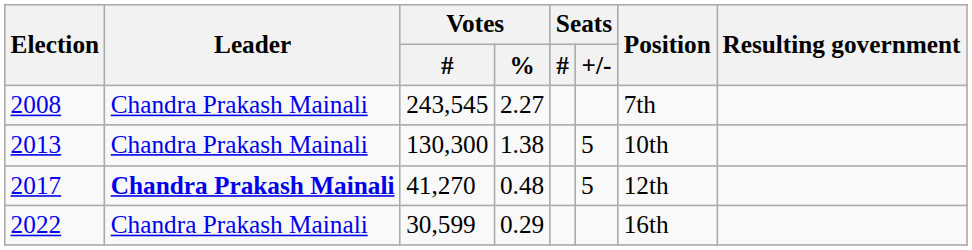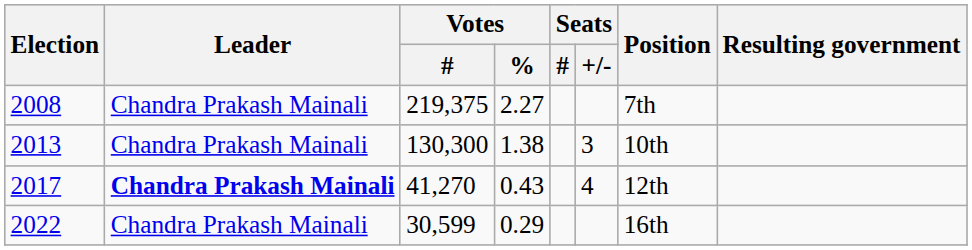(447, 104) 243,545 -> (447, 104) 219,375
(587, 144) 5 -> (587, 144) 3
(522, 184) 0.48 -> (522, 184) 0.43
(587, 184) 5 -> (587, 184) 4
